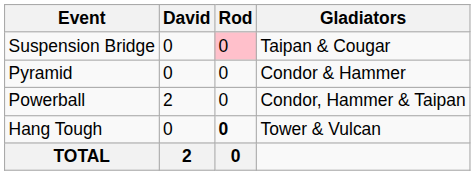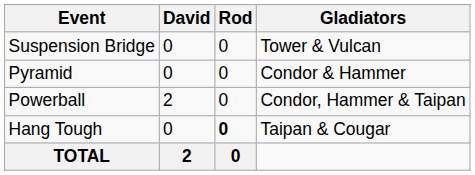(223, 45) pink background -> (223, 45) no background
(325, 45) Taipan & Cougar -> (321, 45) Tower & Vulcan
(321, 128) Tower & Vulcan -> (325, 128) Taipan & Cougar
